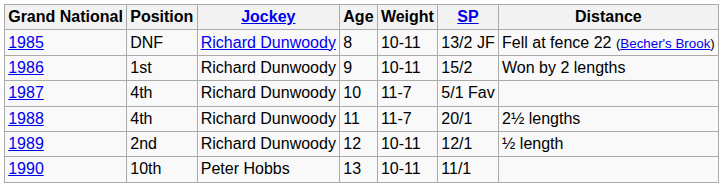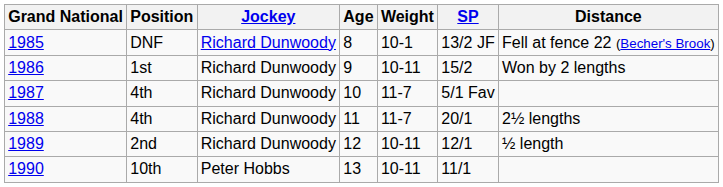(401, 42) 10-11 -> (397, 42) 10-1
